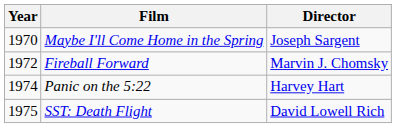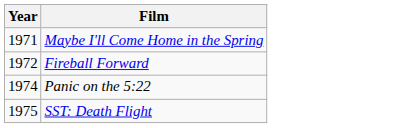- column: (329, 16)
(23, 39) 1970 -> (23, 39) 1971
